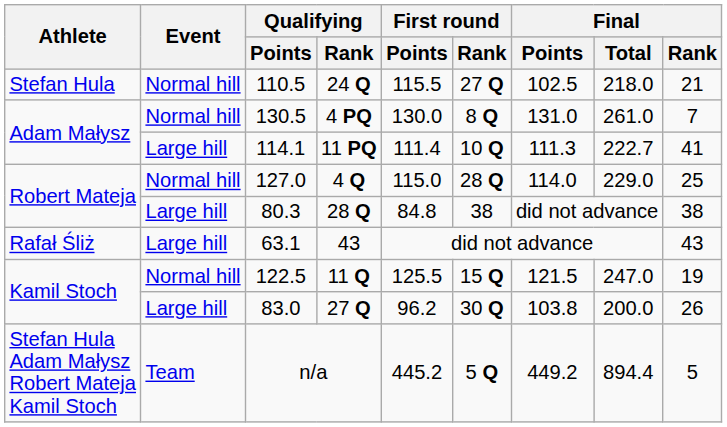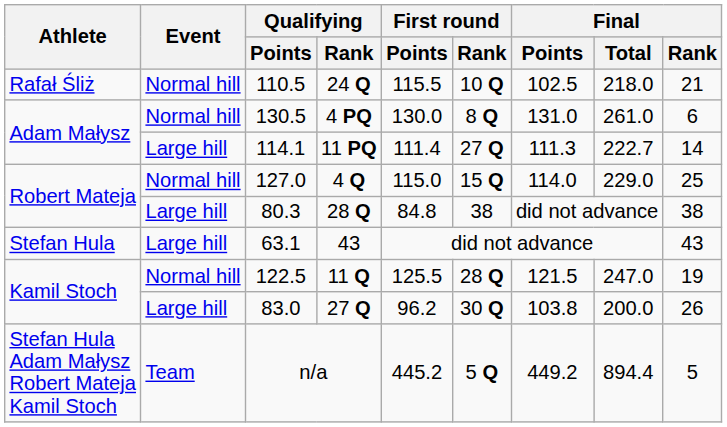(62, 85) Stefan Hula -> (52, 85) Rafał Śliż
(482, 85) 27 Q -> (482, 85) 10 Q
(692, 117) 7 -> (692, 117) 6
(482, 148) 10 Q -> (482, 148) 27 Q
(692, 148) 41 -> (692, 148) 14
(482, 180) 28 Q -> (482, 180) 15 Q
(52, 244) Rafał Śliż -> (62, 244) Stefan Hula
(482, 276) 15 Q -> (482, 276) 28 Q
